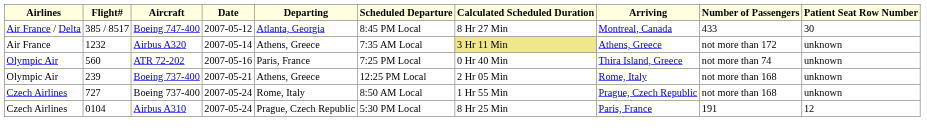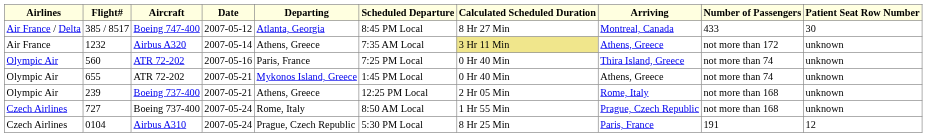+ row: (93, 76)
